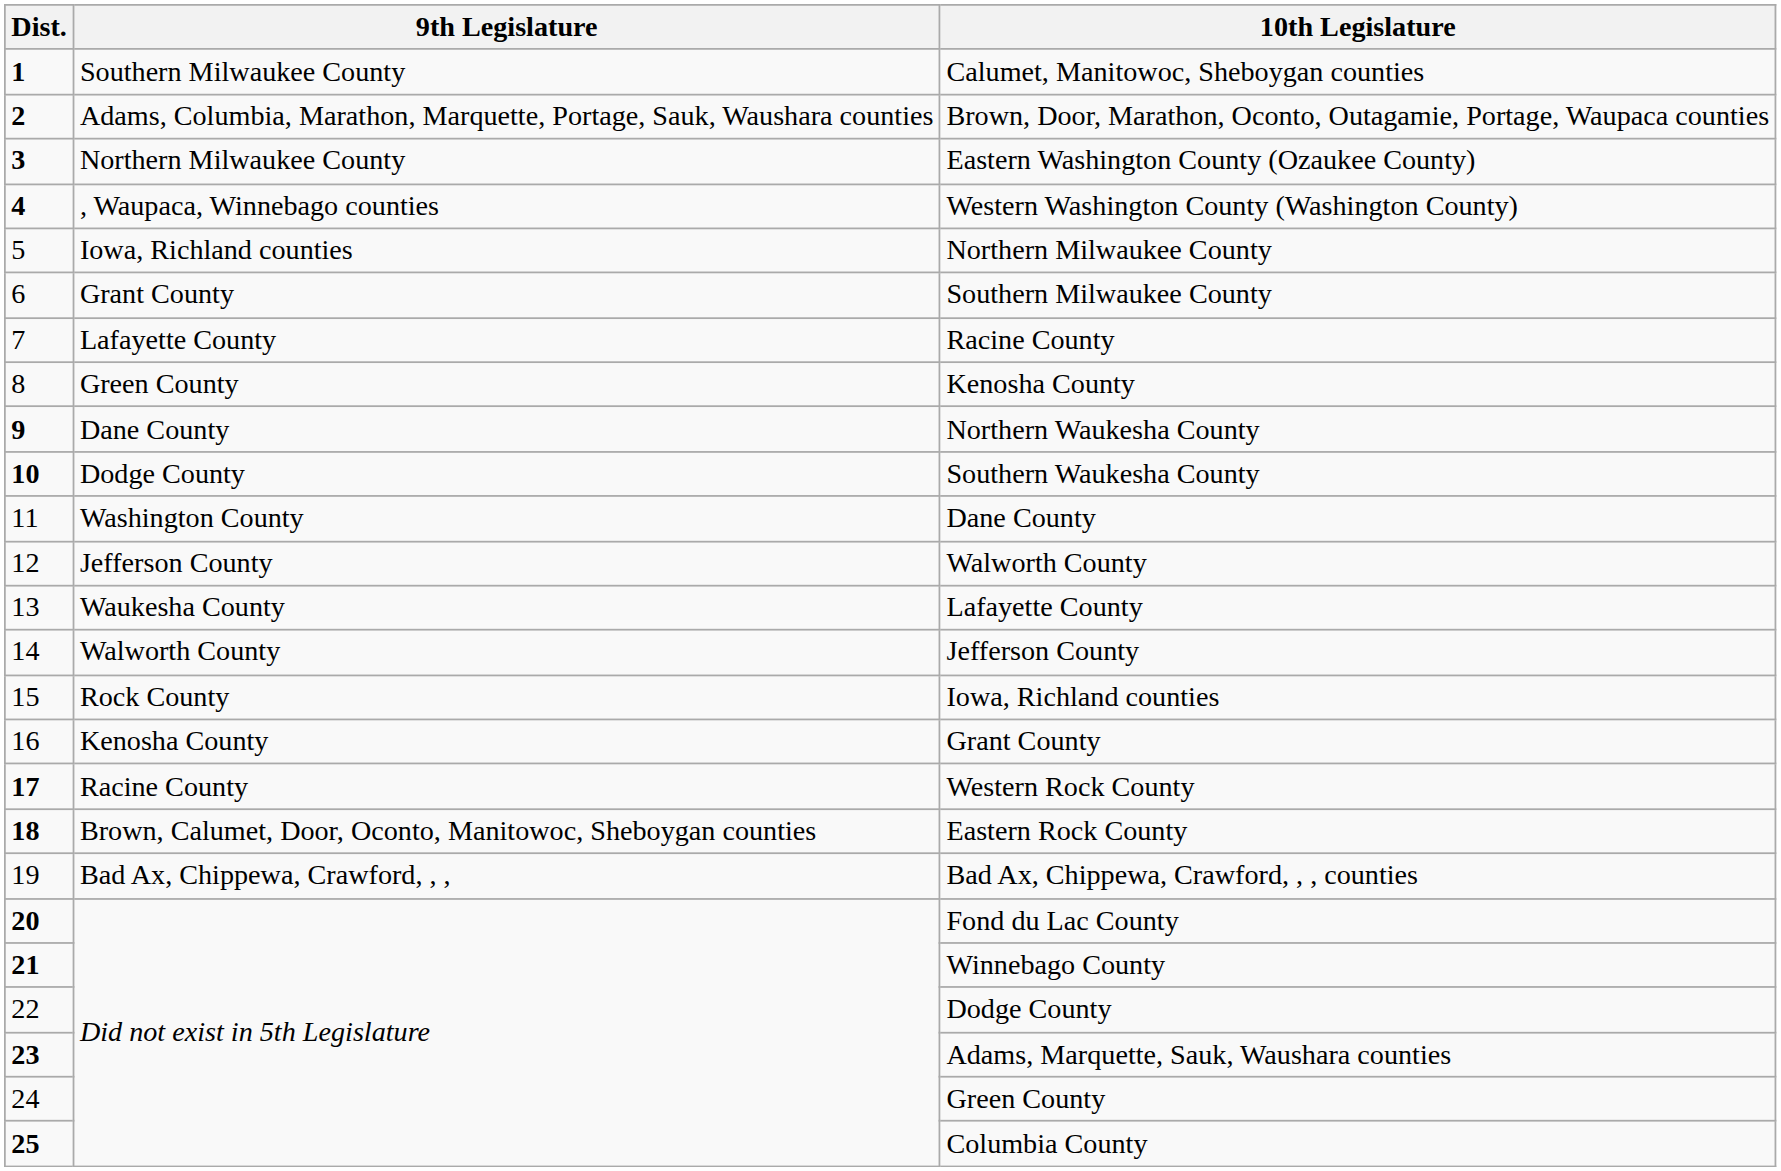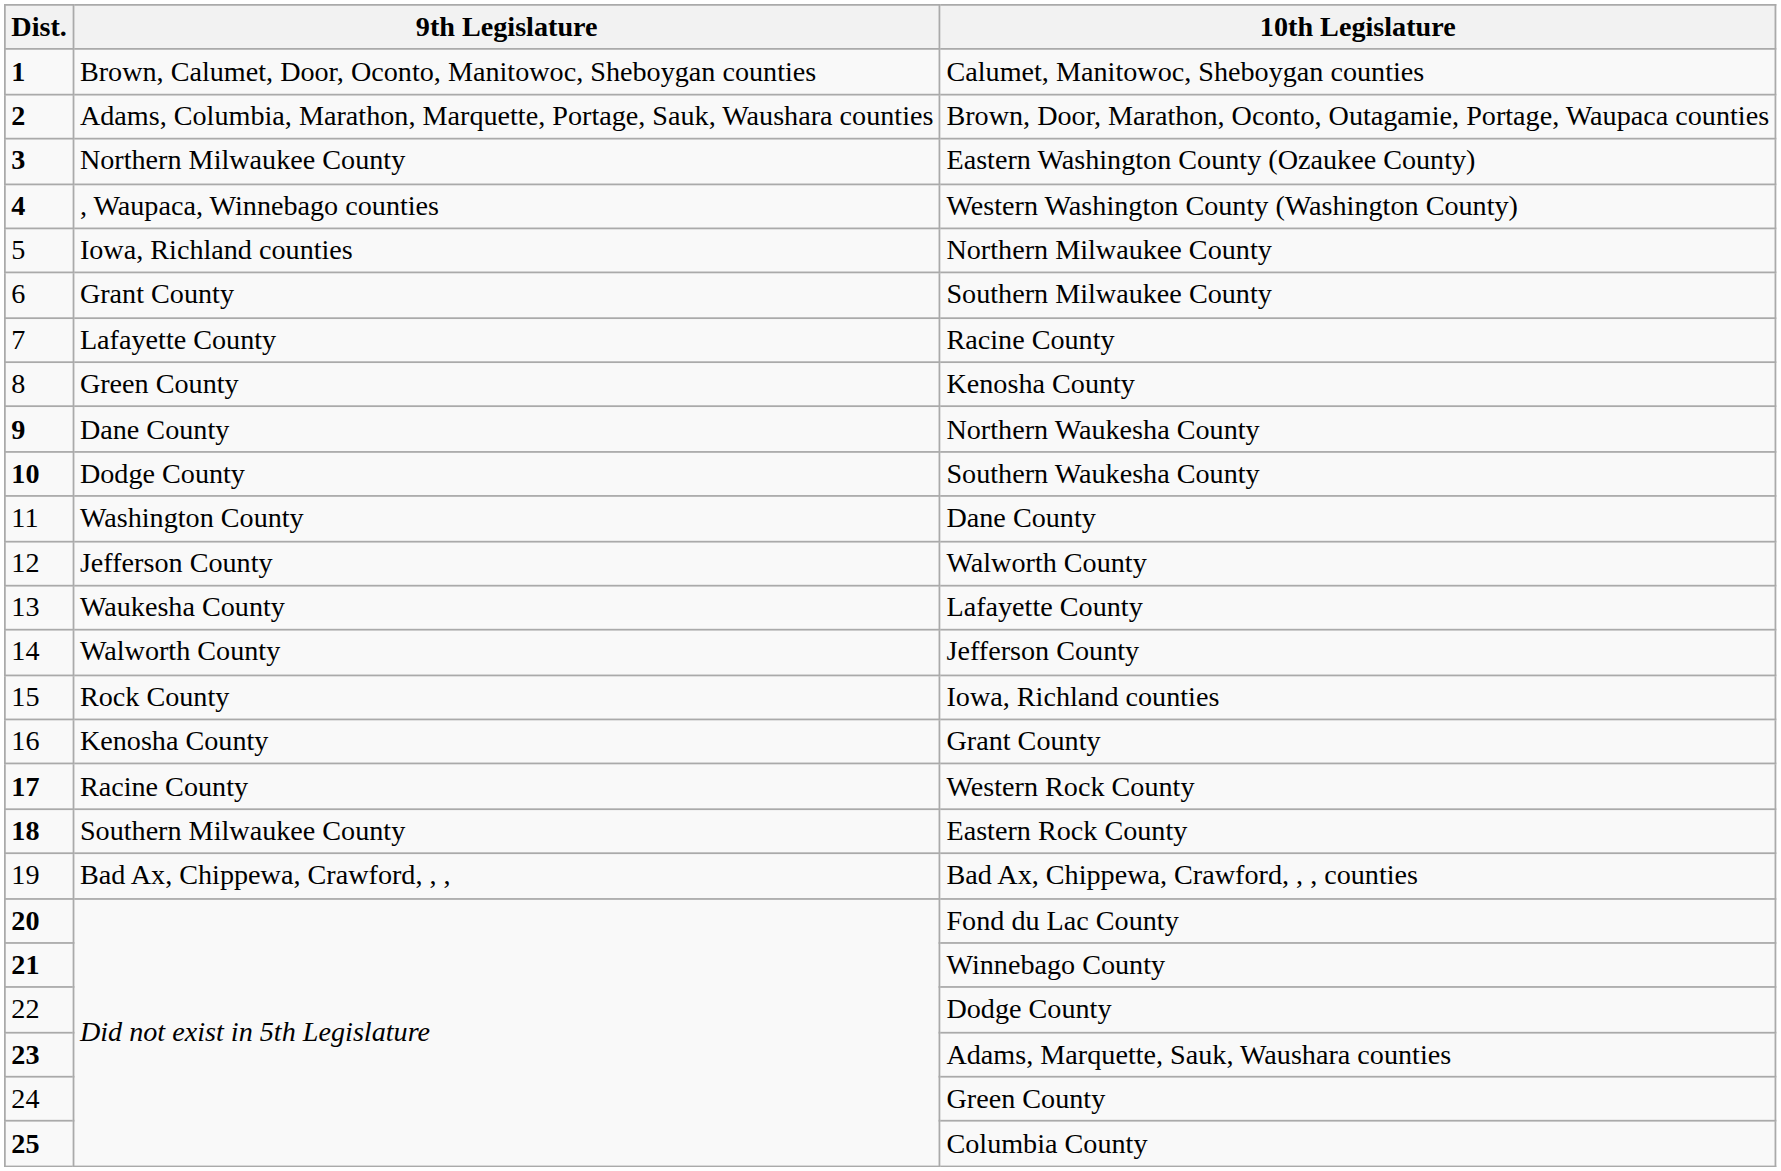(243, 71) Southern Milwaukee County -> (448, 71) Brown, Calumet, Door, Oconto, Manitowoc, Sheboygan counties
(448, 830) Brown, Calumet, Door, Oconto, Manitowoc, Sheboygan counties -> (243, 830) Southern Milwaukee County
